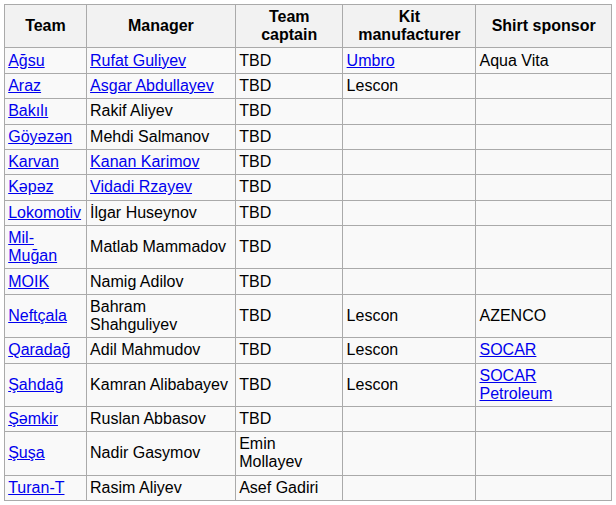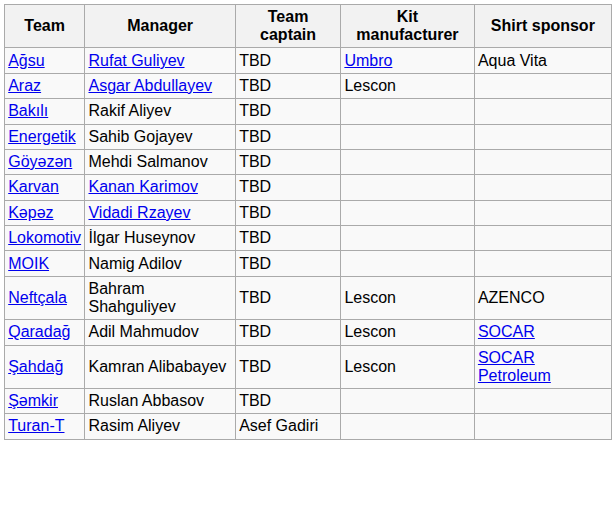+ row: (42, 136)
- row: (33, 247)
- row: (26, 453)
